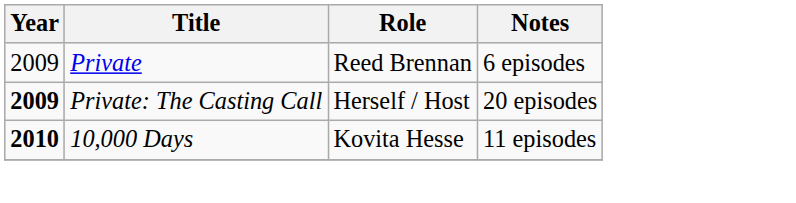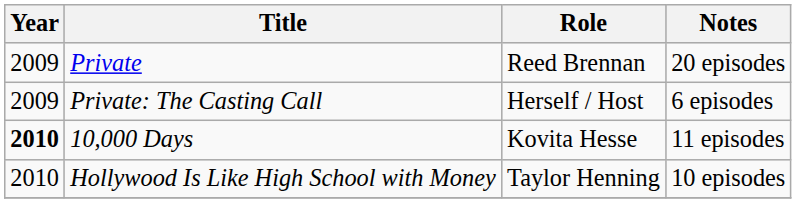(534, 62) 6 episodes -> (728, 62) 20 episodes
(35, 100) bold -> (35, 100) normal
(540, 100) 20 episodes -> (722, 100) 6 episodes
+ row: (283, 178)
